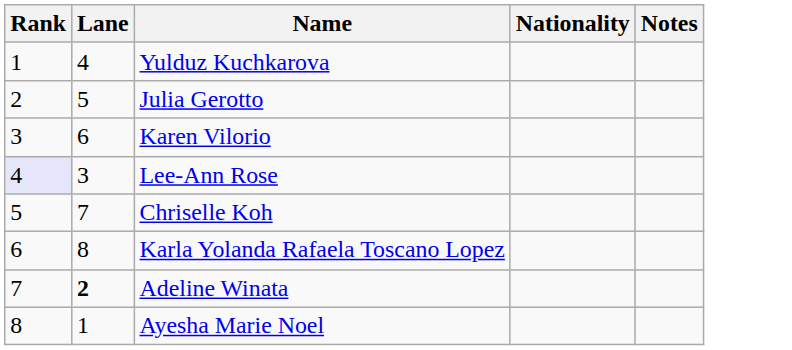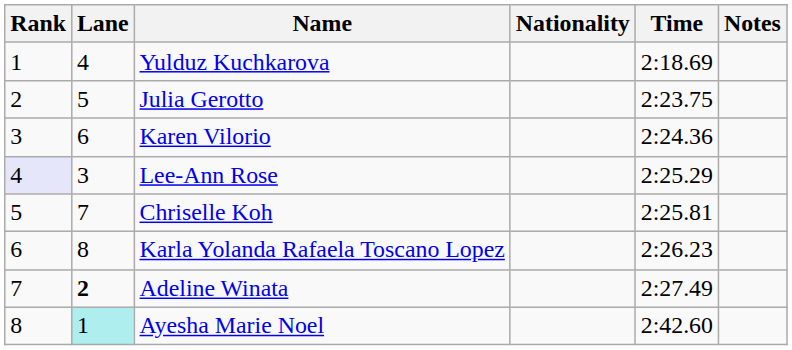+ column: (677, 23)
(83, 325) no background -> (83, 325) paleturquoise background
